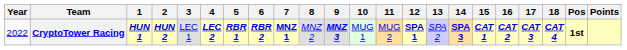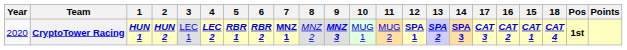columns swapped: (484, 11) <-> (531, 11)
(17, 32) 2022 -> (17, 32) 2020
(438, 32) normal -> (438, 32) bold
